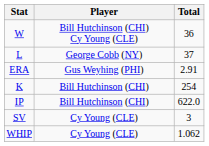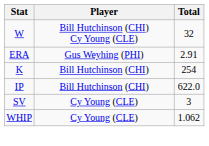(189, 33) 36 -> (189, 33) 32
- row: (19, 54)
